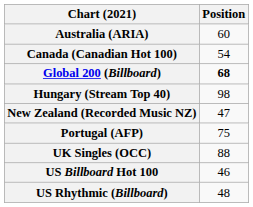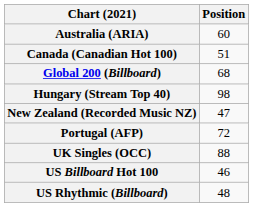(224, 53) 54 -> (224, 53) 51
(224, 73) bold -> (224, 73) normal
(224, 133) 75 -> (224, 133) 72
